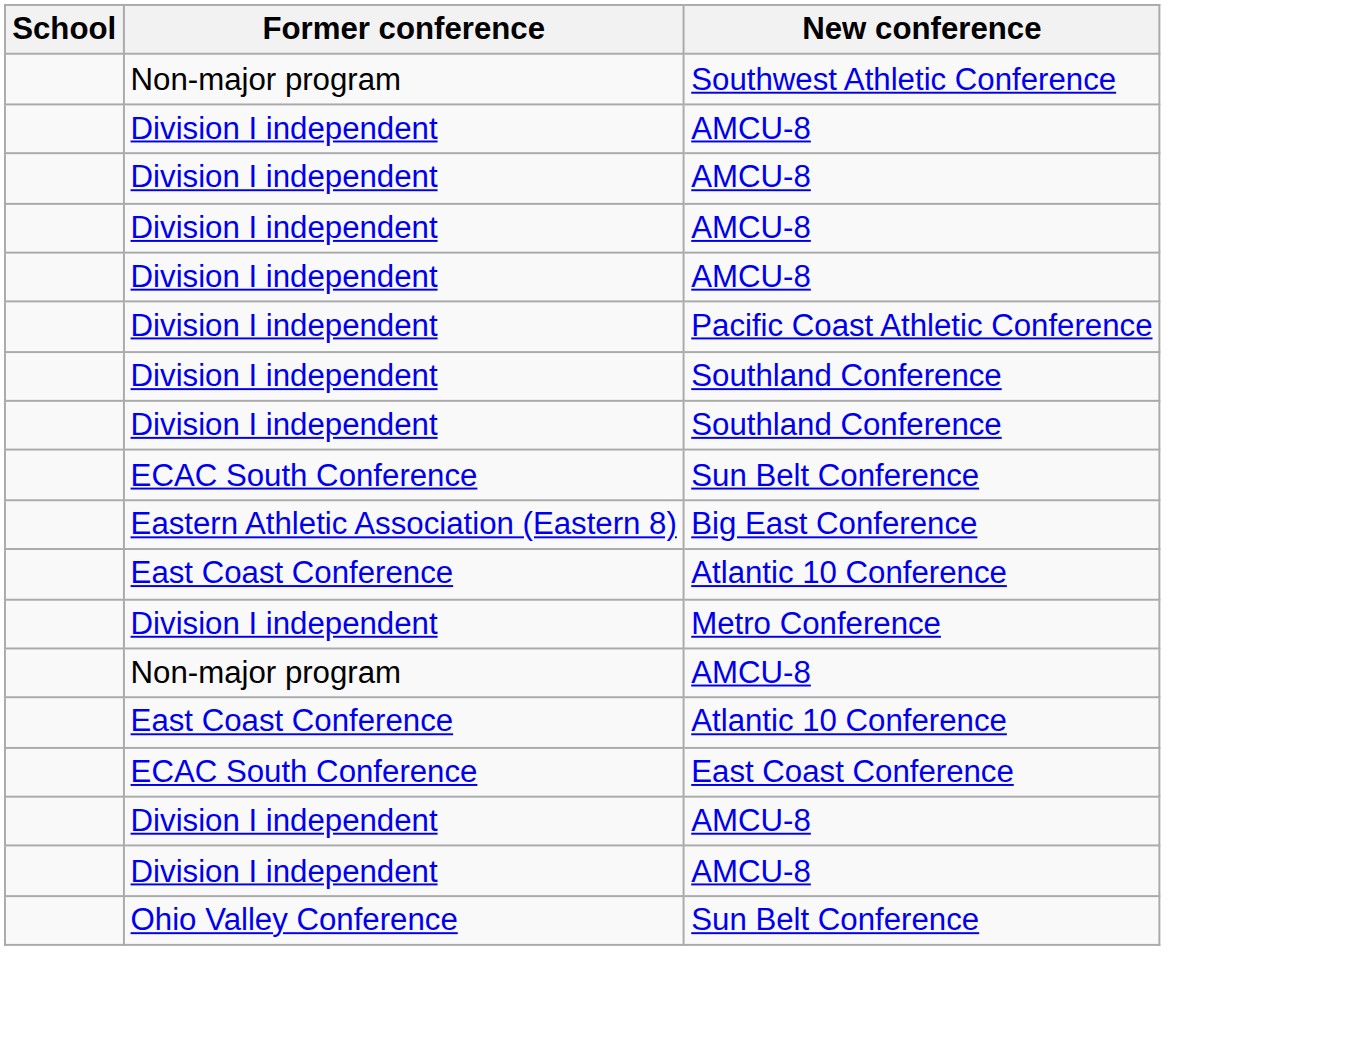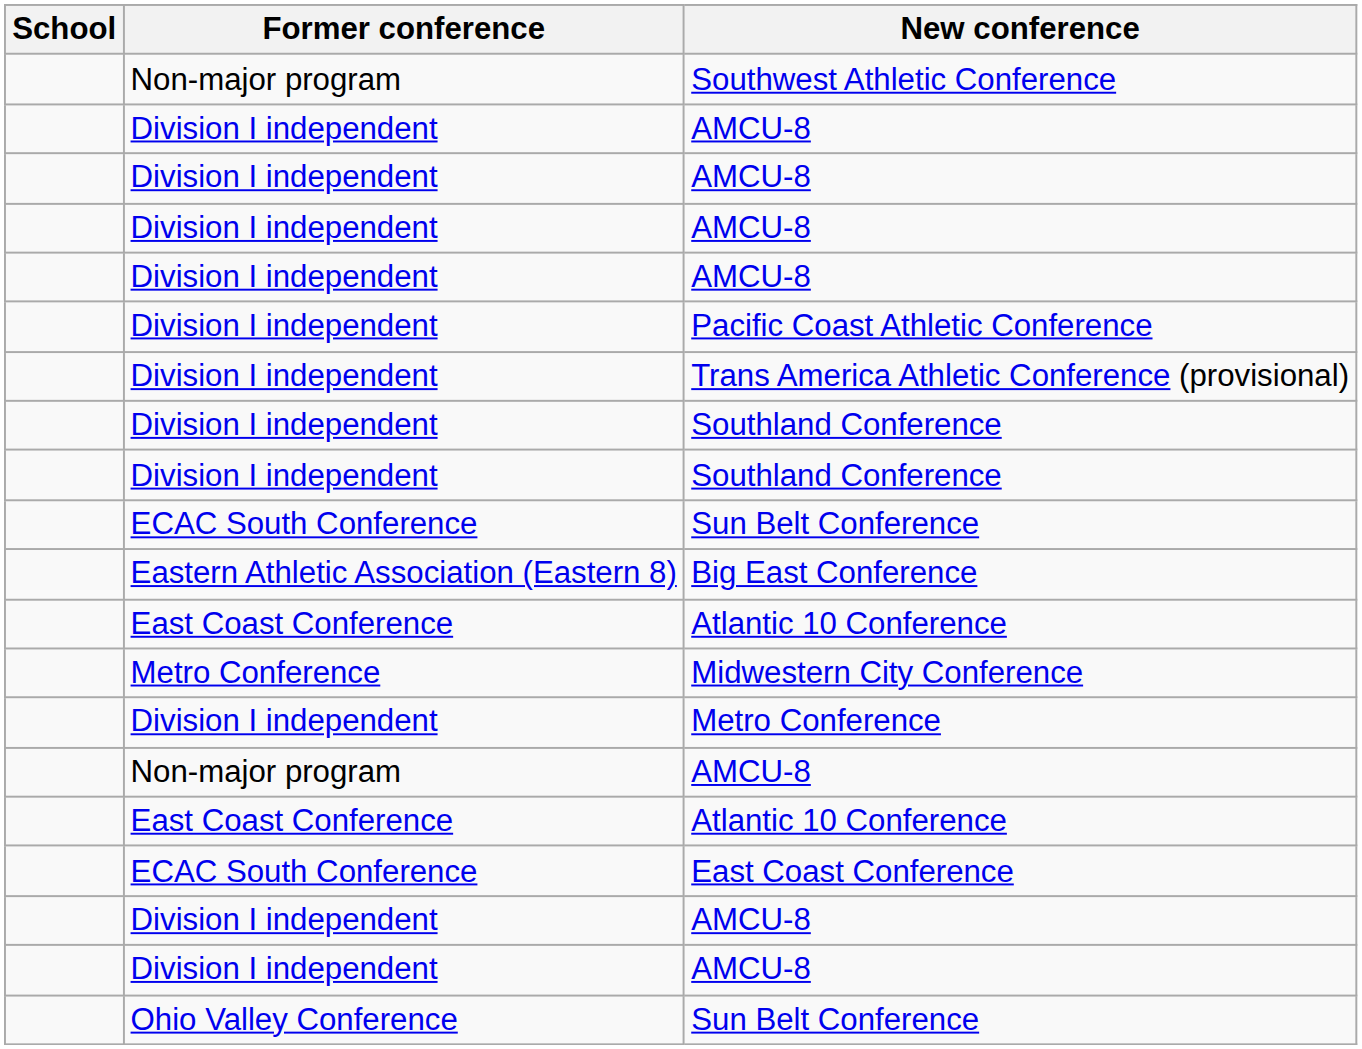+ row: (284, 375)
+ row: (255, 672)
